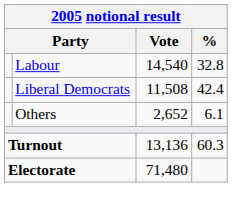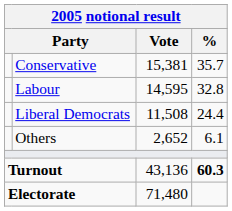+ row: (56, 65)
(167, 65) 14,540 -> (167, 89) 14,595
(210, 89) 42.4 -> (210, 114) 24.4
(167, 145) 13,136 -> (167, 169) 43,136
(210, 145) normal -> (210, 169) bold
